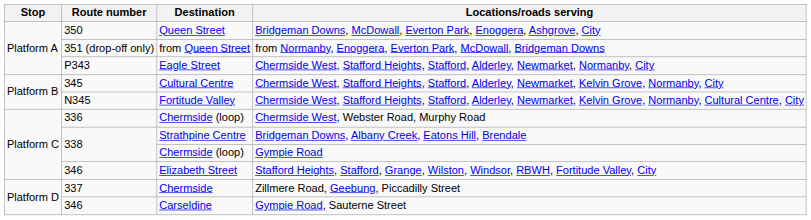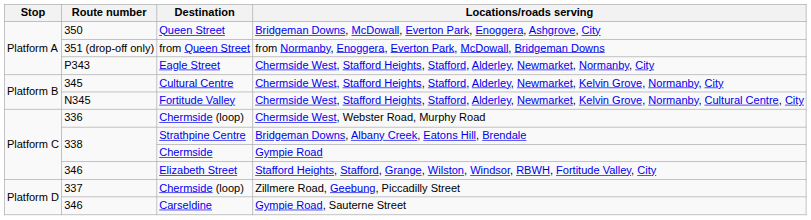(202, 153) Chermside (loop) -> (186, 153) Chermside
(186, 188) Chermside -> (202, 188) Chermside (loop)
